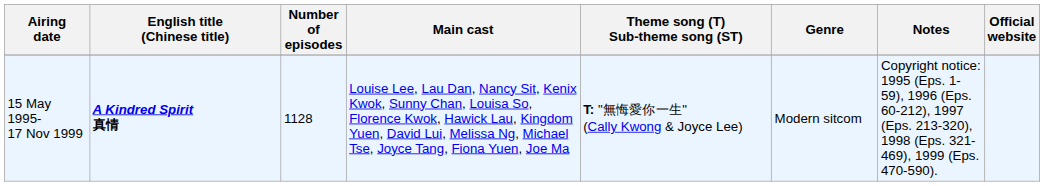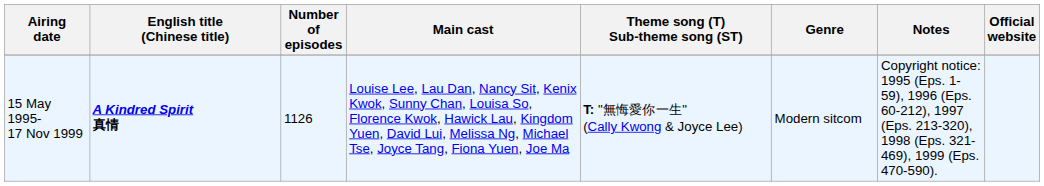(298, 118) 1128 -> (298, 118) 1126
